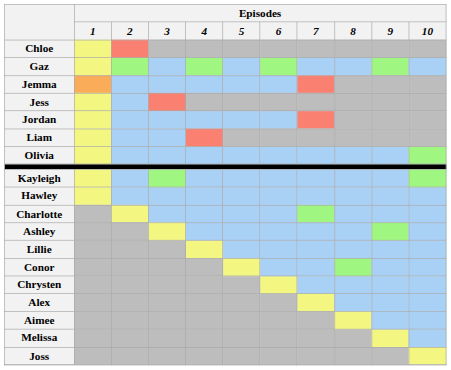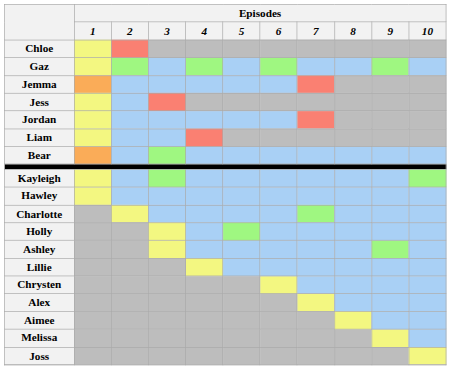- row: (39, 155)
+ row: (39, 155)
+ row: (39, 231)
- row: (39, 267)
